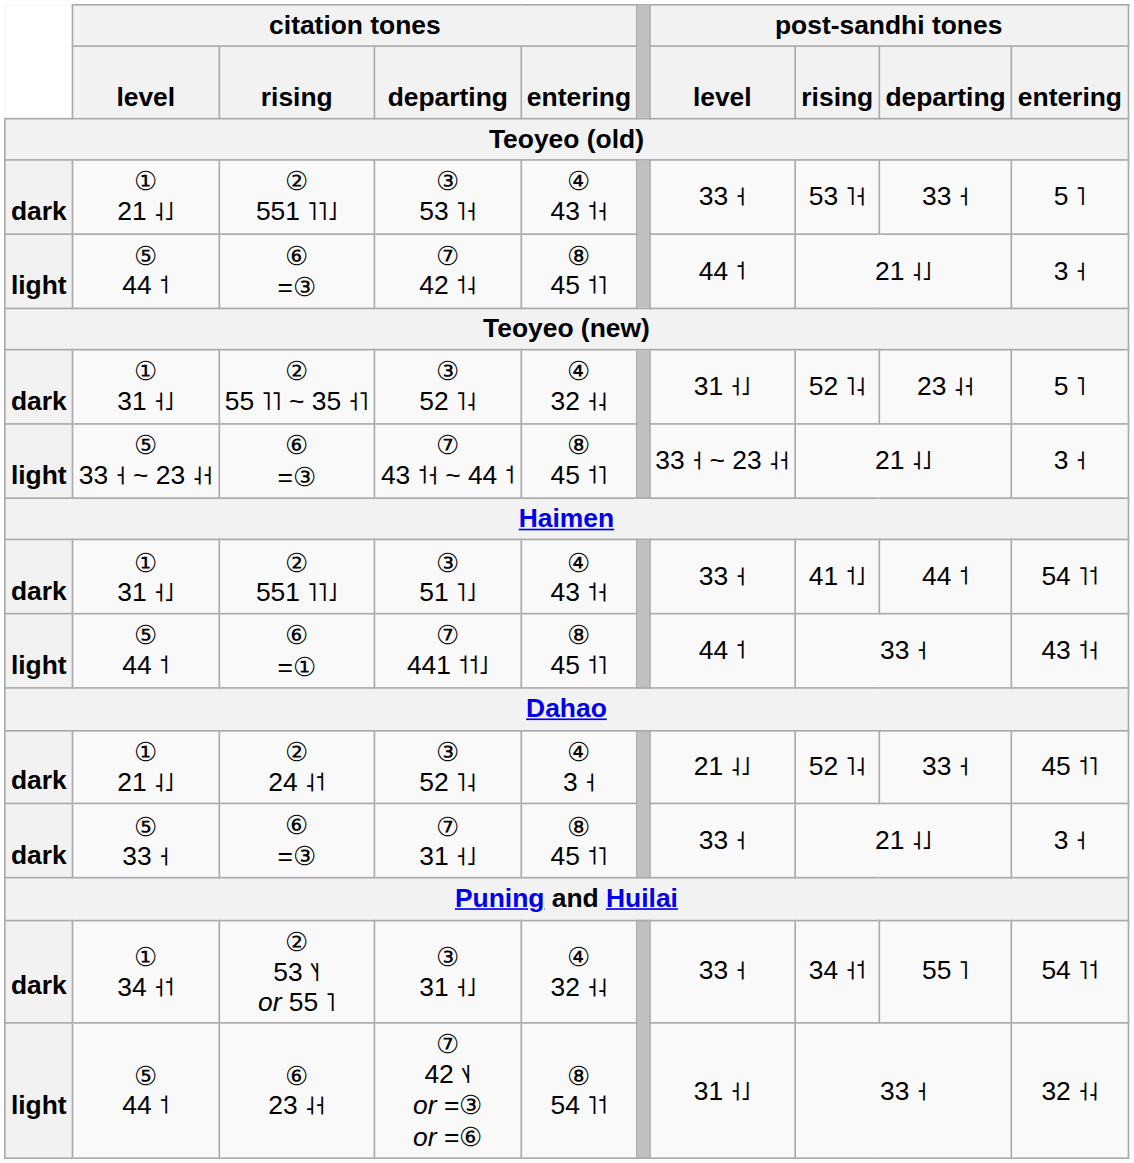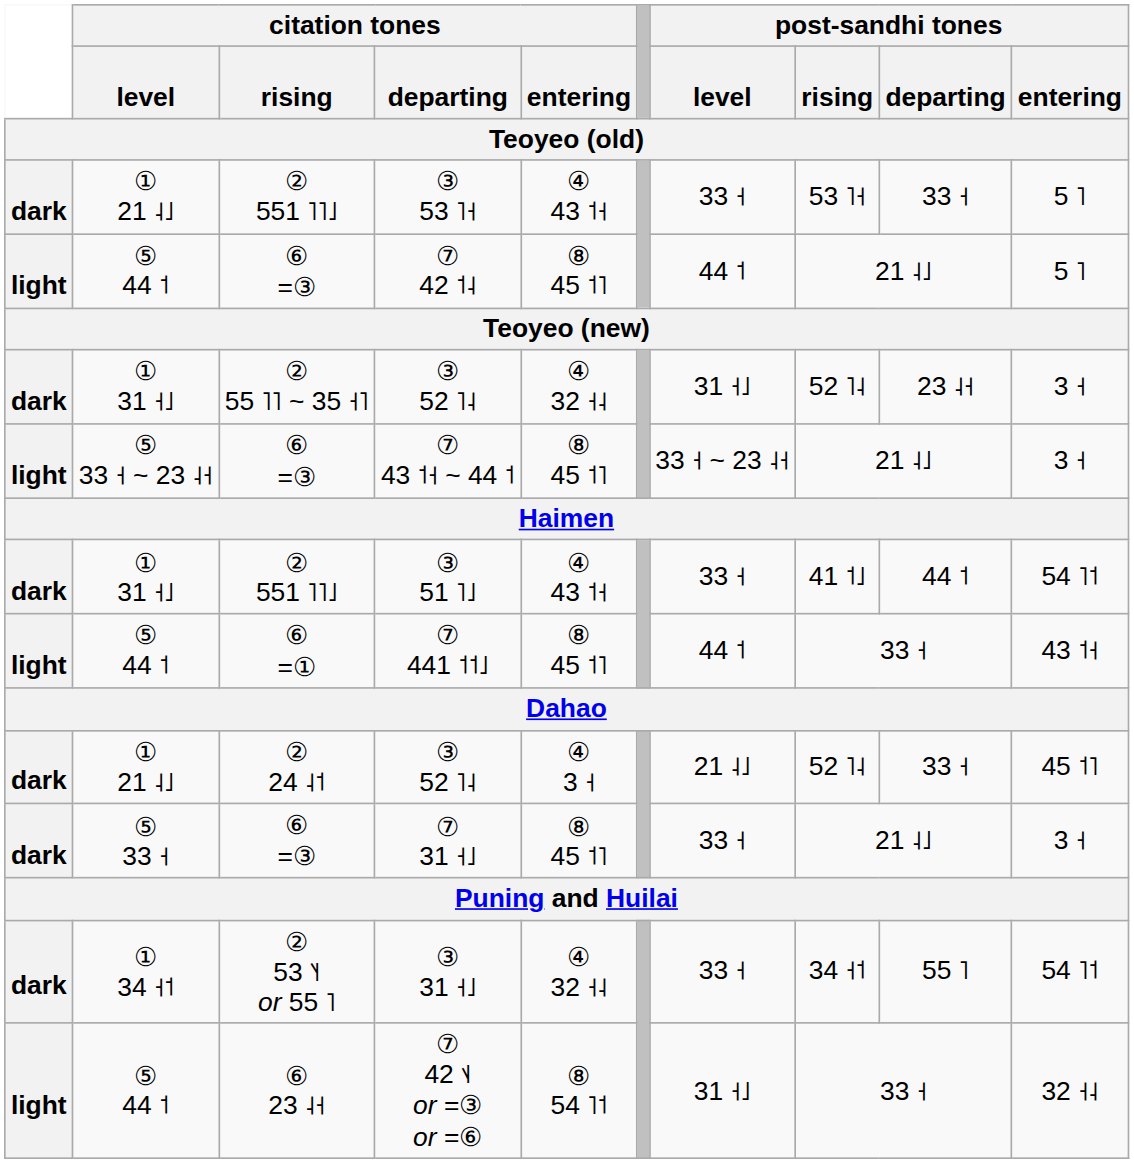(1070, 270) 3 ˧ -> (1070, 270) 5 ˥
(1070, 386) 5 ˥ -> (1070, 386) 3 ˧
